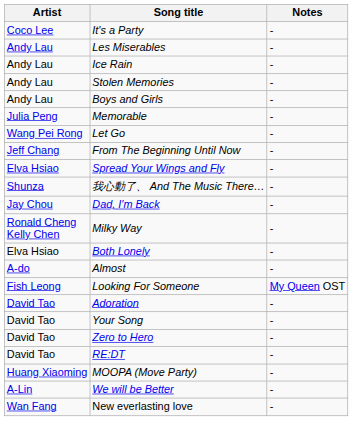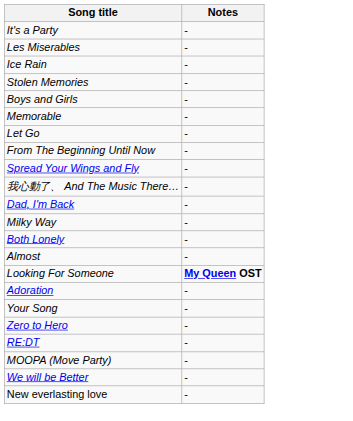- column: (47, 13)
(307, 286) normal -> (223, 273) bold
